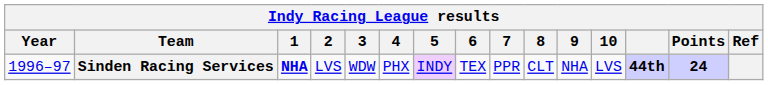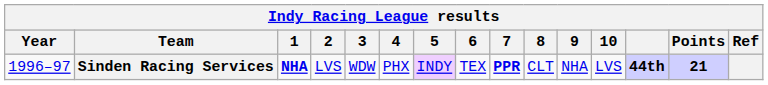(507, 67) normal -> (507, 67) bold
(699, 67) 24 -> (699, 67) 21
